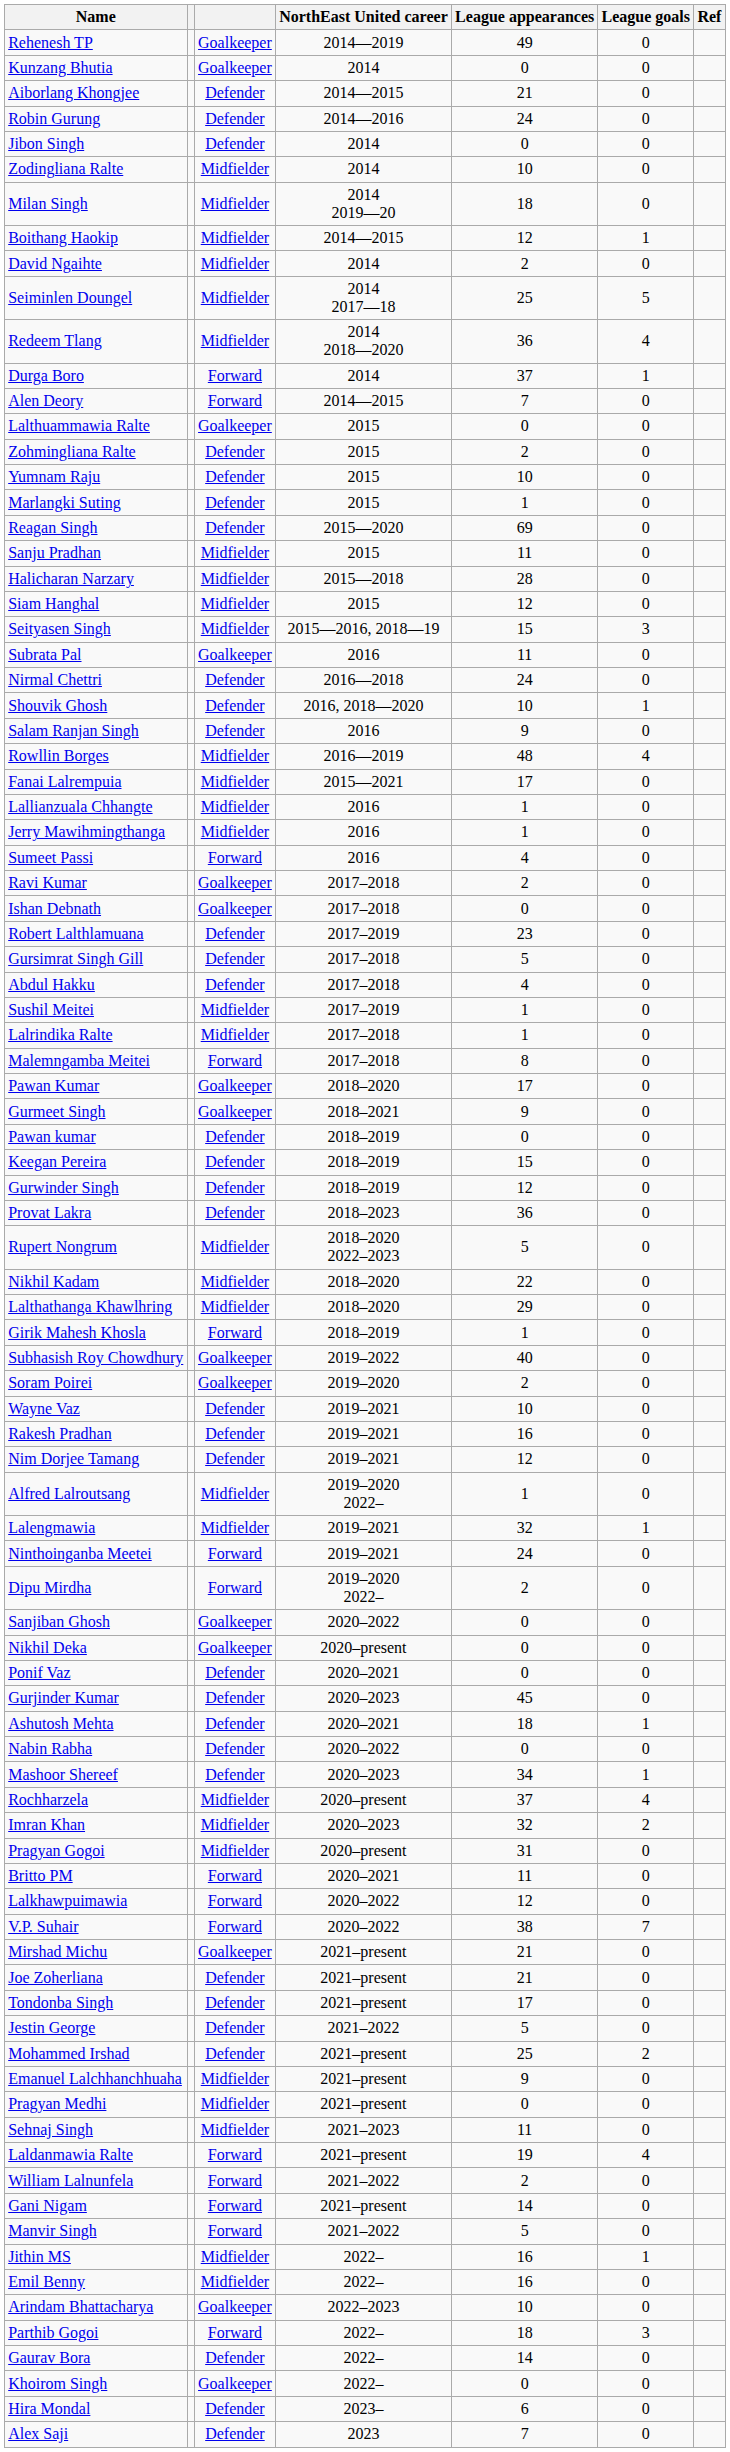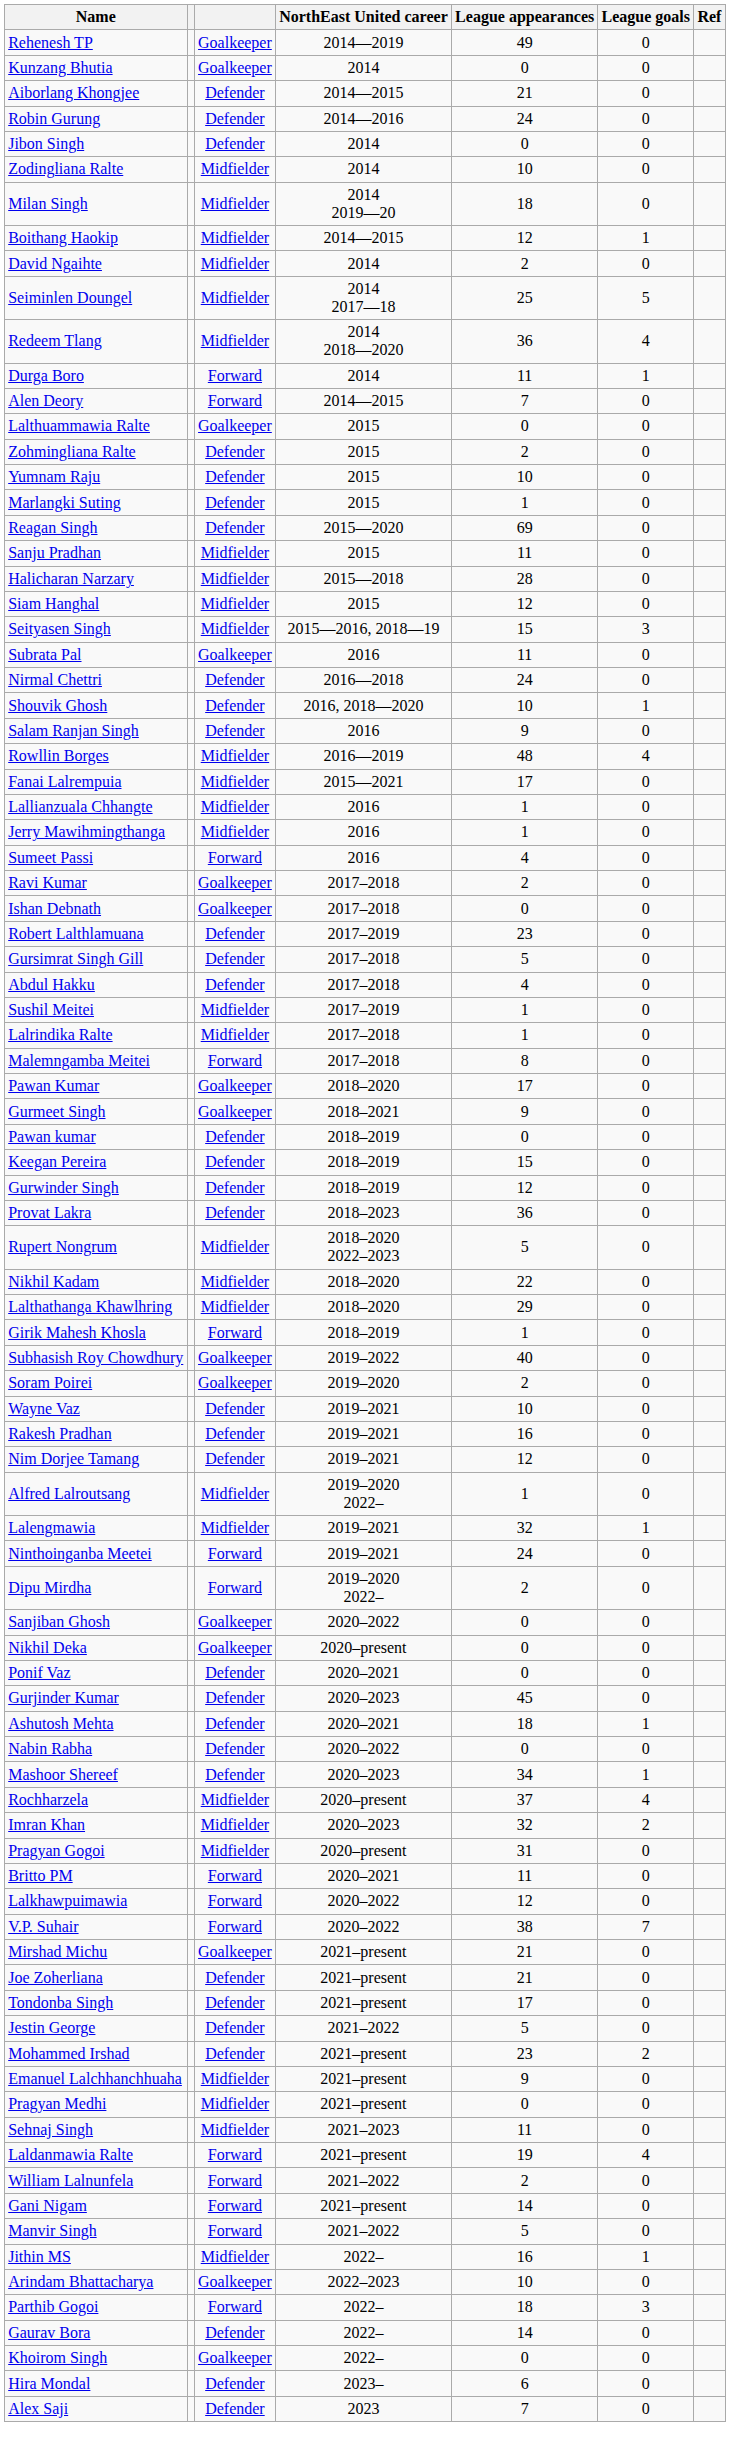(525, 375) 37 -> (525, 375) 11
(525, 2053) 25 -> (525, 2053) 23
- row: (47, 2282)
